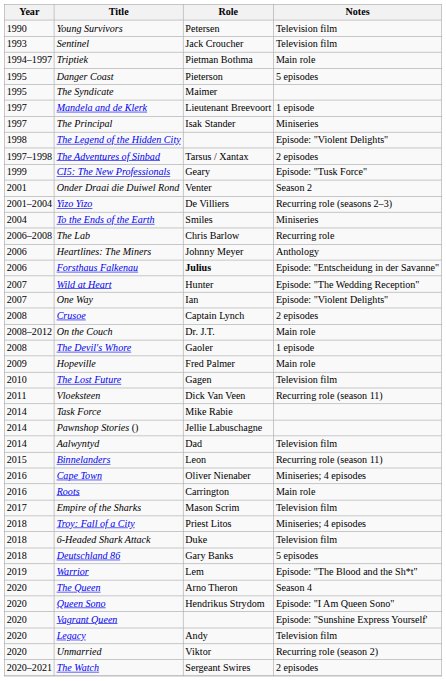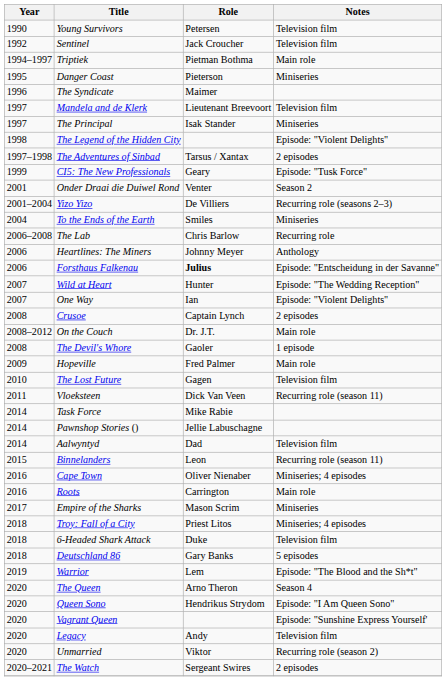(17, 44) 1993 -> (17, 44) 1992
(297, 76) 5 episodes -> (297, 76) Miniseries
(17, 92) 1995 -> (17, 92) 1996
(295, 108) 1 episode -> (306, 108) Television film
(306, 508) Television film -> (297, 508) Miniseries
